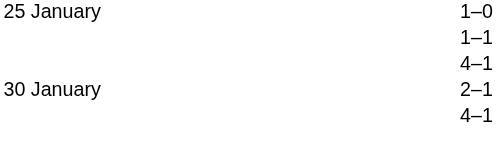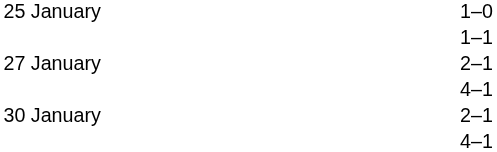+ row: (52, 63)
